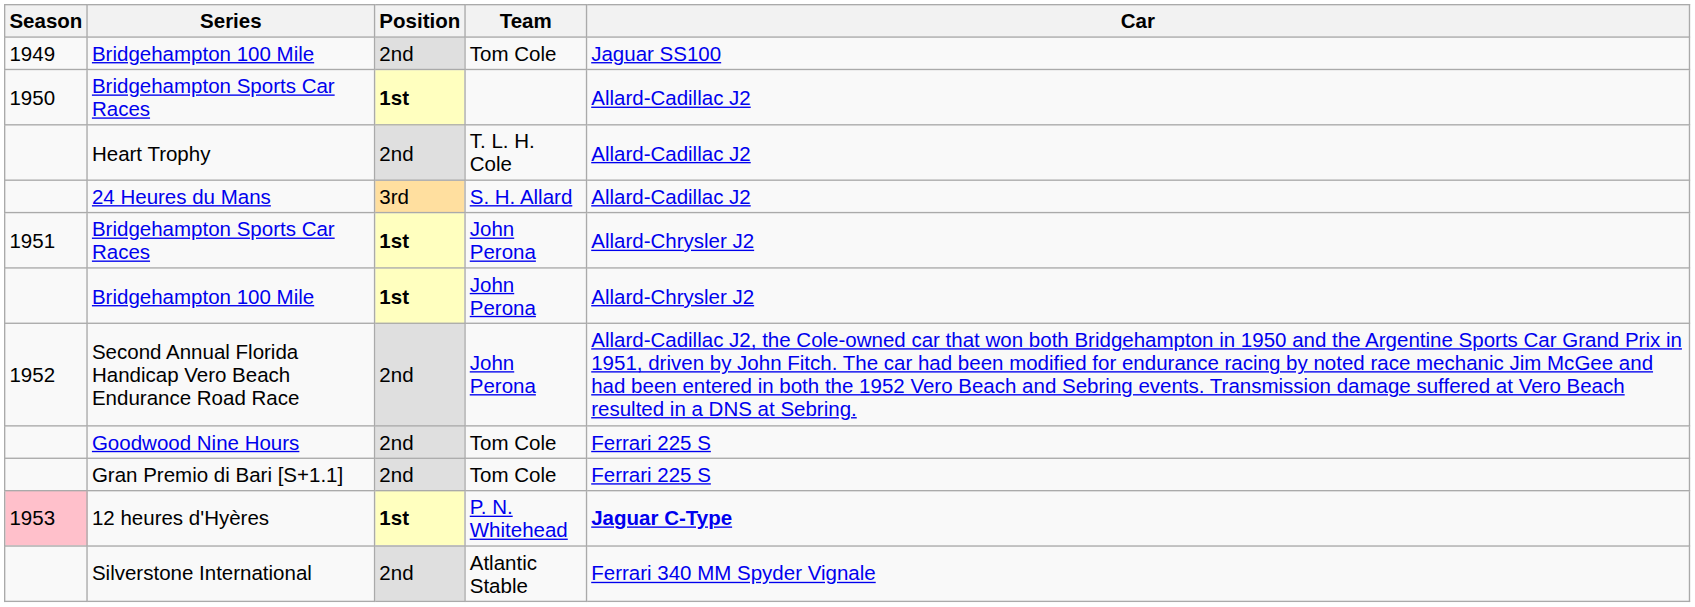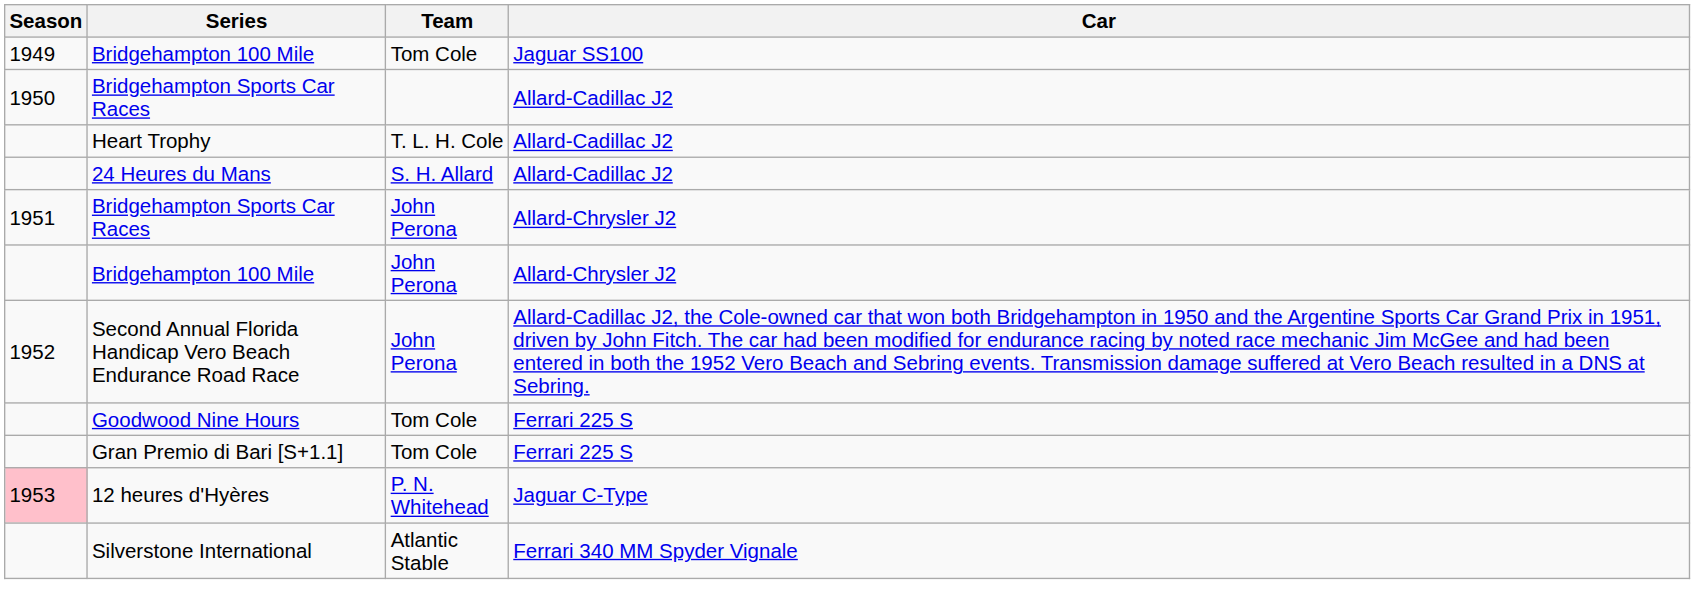- column: (420, 21)
(662, 518) bold -> (581, 495) normal
